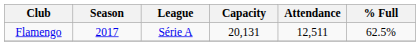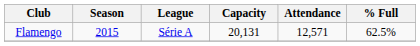(107, 31) 2017 -> (107, 31) 2015
(312, 31) 12,511 -> (312, 31) 12,571
